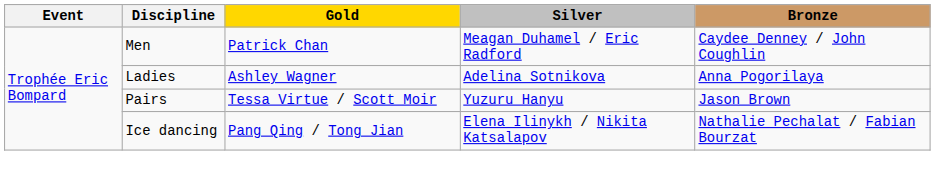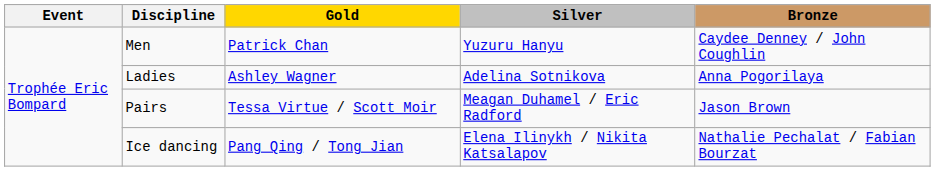(551, 47) Meagan Duhamel / Eric Radford -> (513, 47) Yuzuru Hanyu
(513, 100) Yuzuru Hanyu -> (551, 108) Meagan Duhamel / Eric Radford
